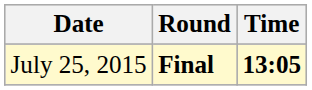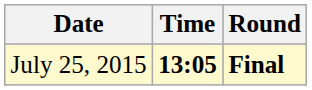columns swapped: (272, 24) <-> (195, 24)
